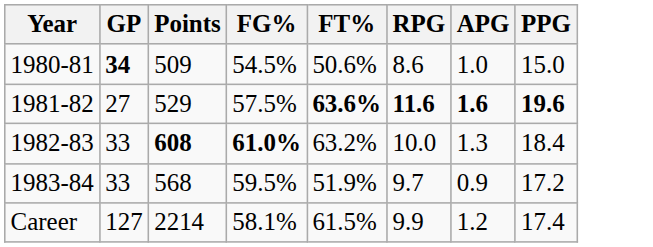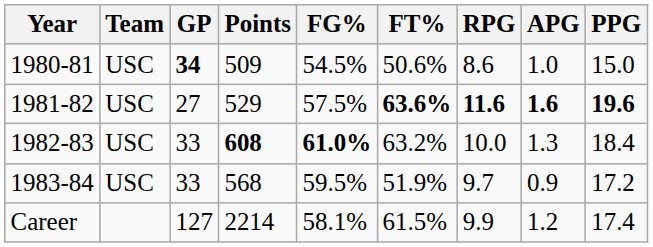+ column: (135, 24)
